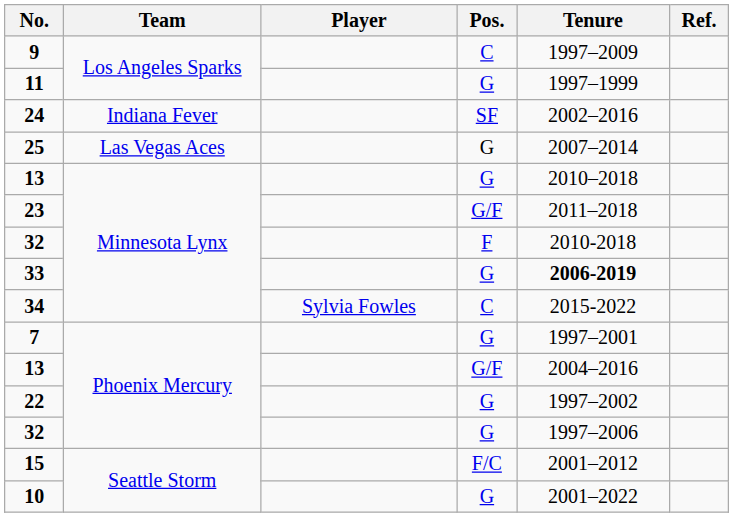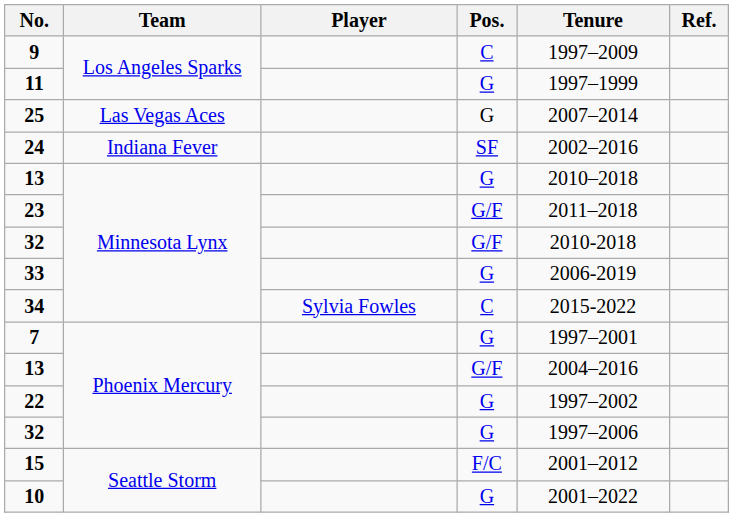rows swapped: (34, 115) <-> (34, 147)
(487, 242) F -> (487, 242) G/F
(593, 274) bold -> (593, 274) normal
